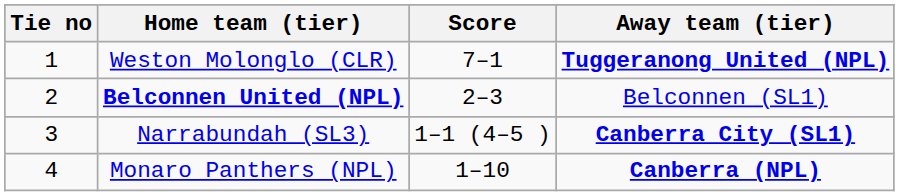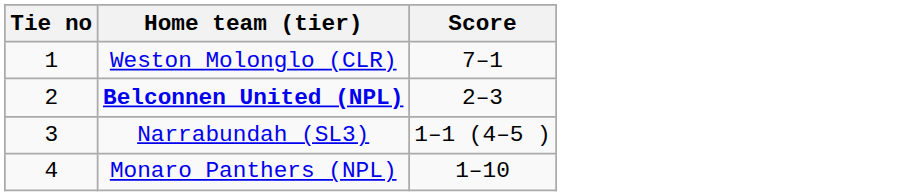- column: (725, 23)
